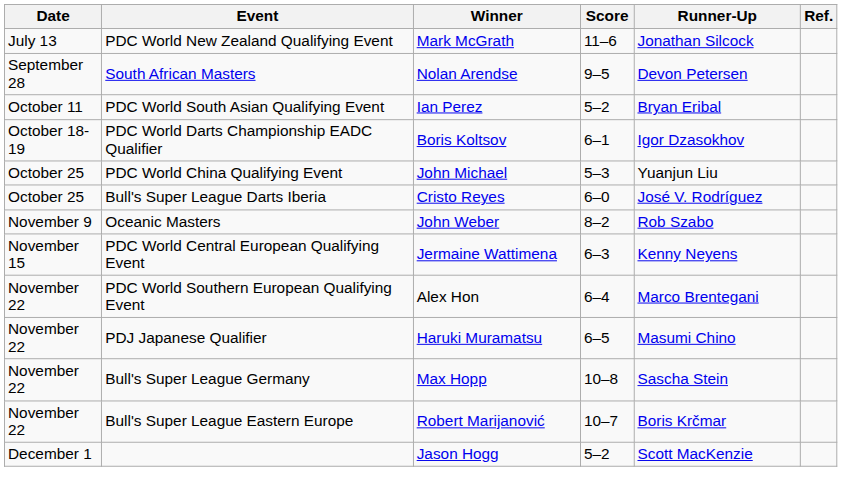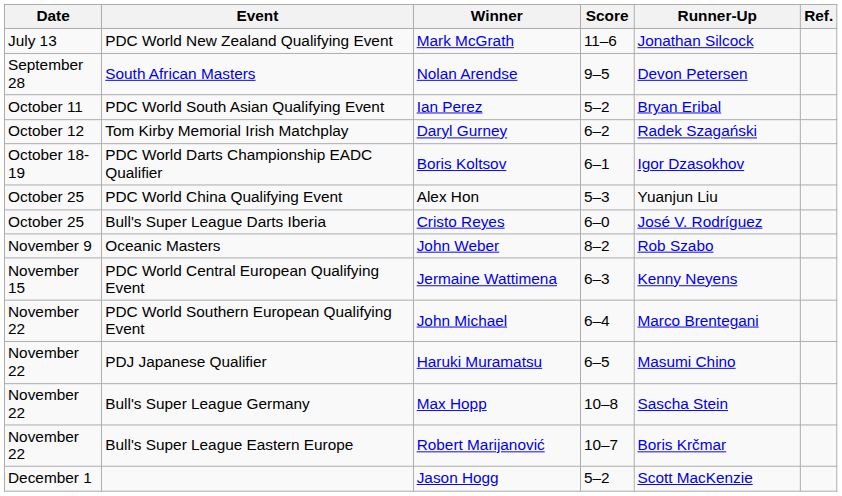+ row: (227, 131)
(462, 173) John Michael -> (448, 197) Alex Hon
(448, 296) Alex Hon -> (462, 320) John Michael
